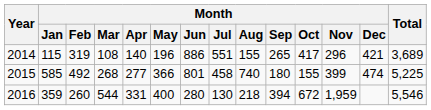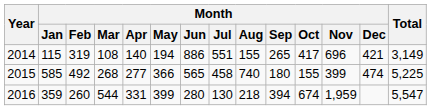(164, 54) 196 -> (164, 54) 194
(336, 54) 296 -> (336, 54) 696
(407, 54) 3,689 -> (407, 54) 3,149
(194, 74) 801 -> (194, 74) 565
(164, 94) 400 -> (164, 94) 399
(309, 94) 672 -> (309, 94) 674
(407, 94) 5,546 -> (407, 94) 5,547
